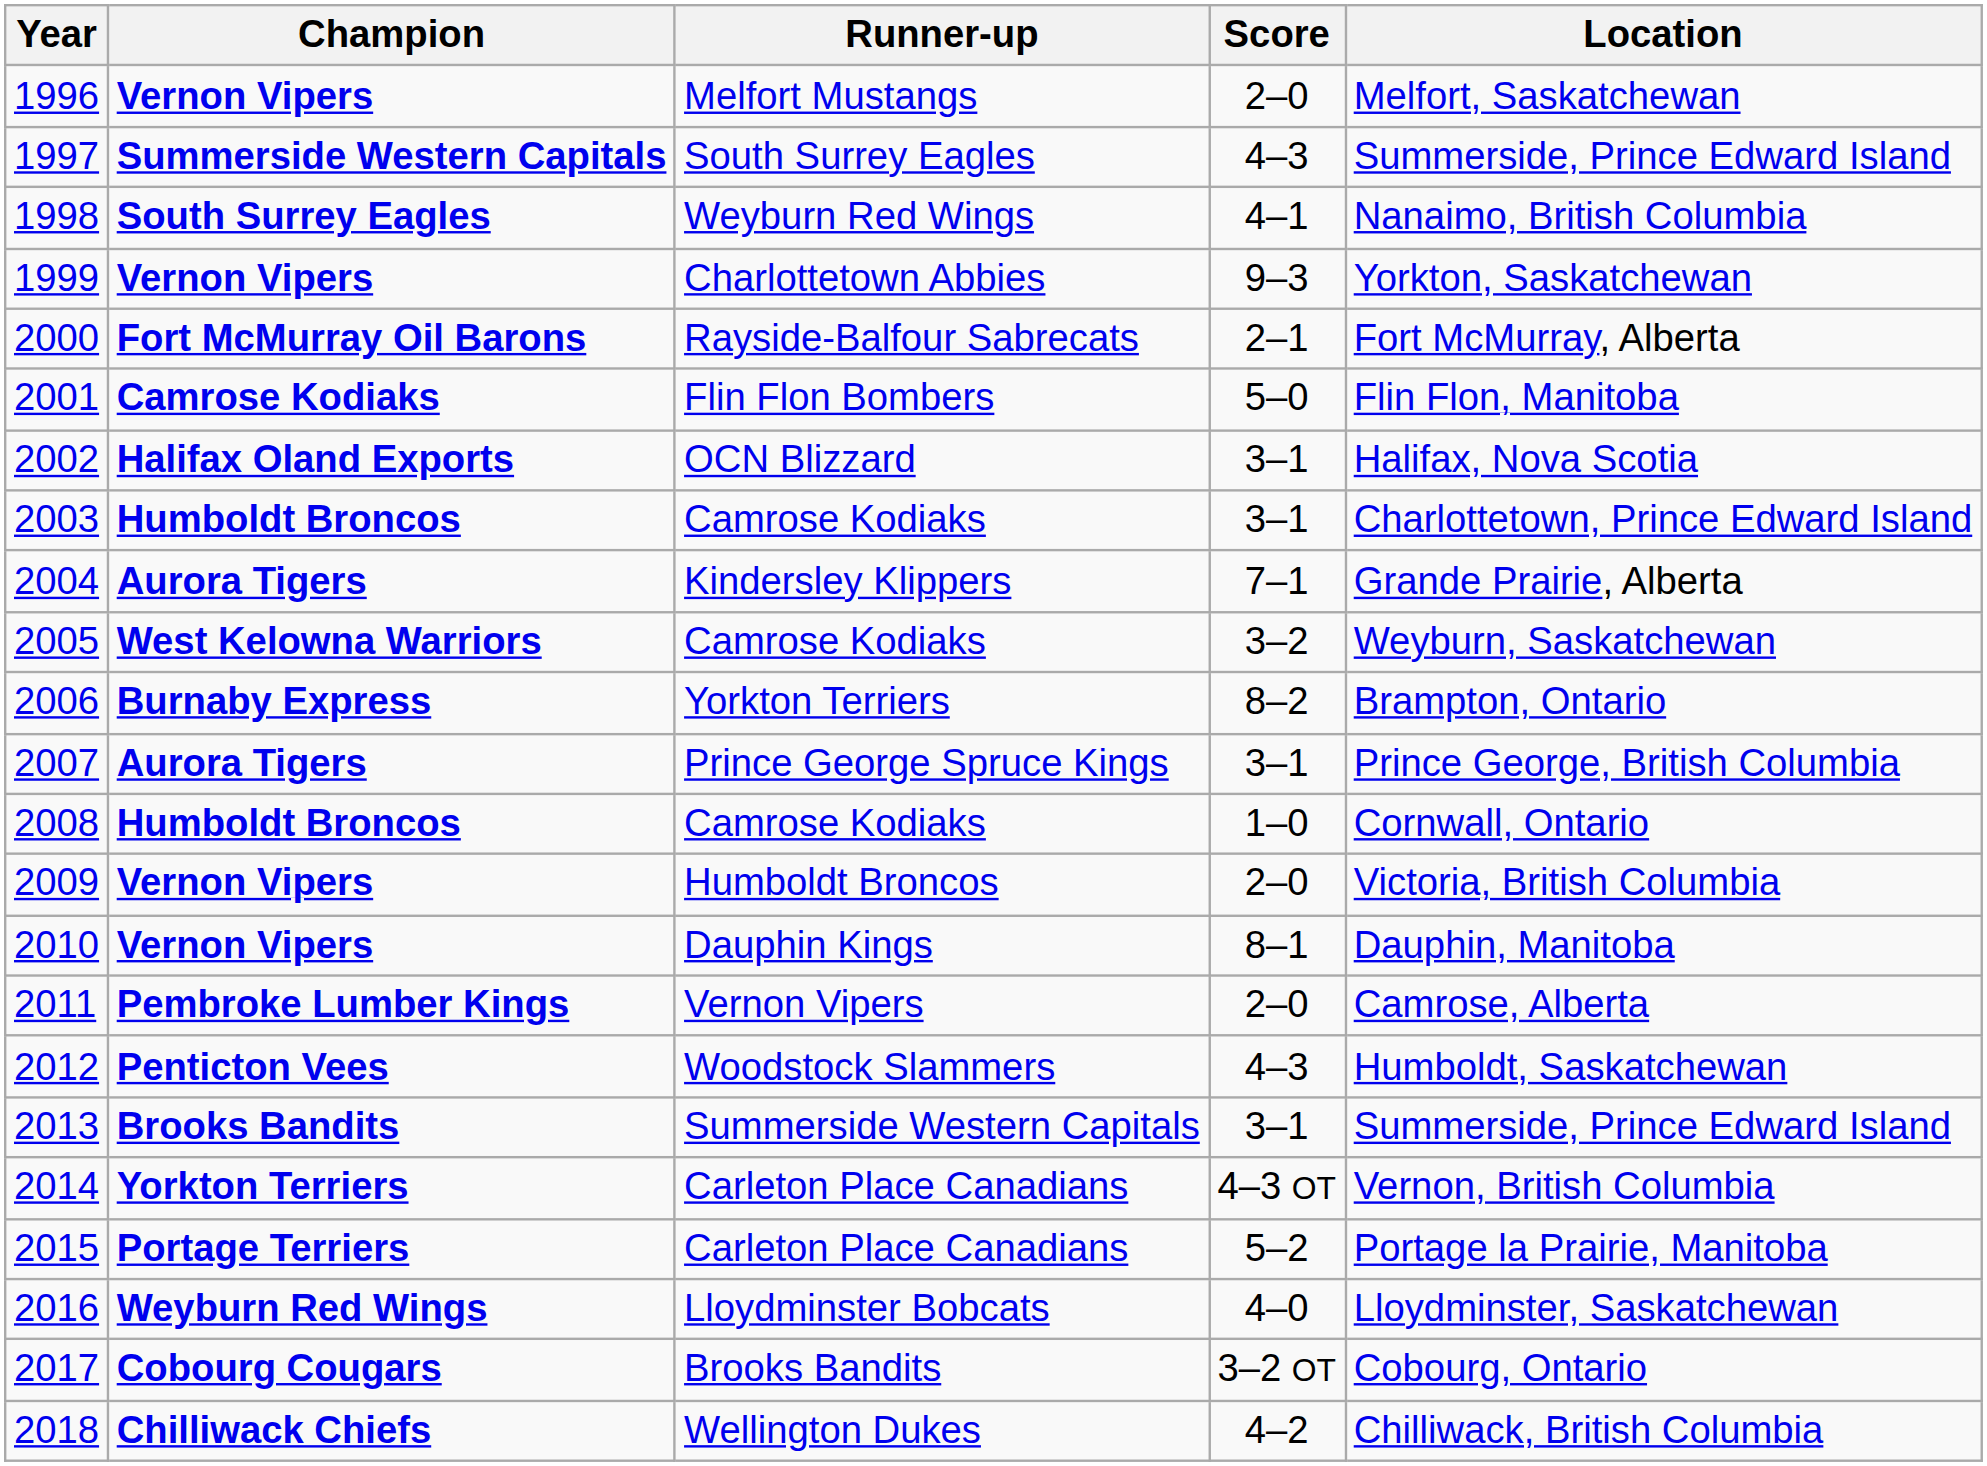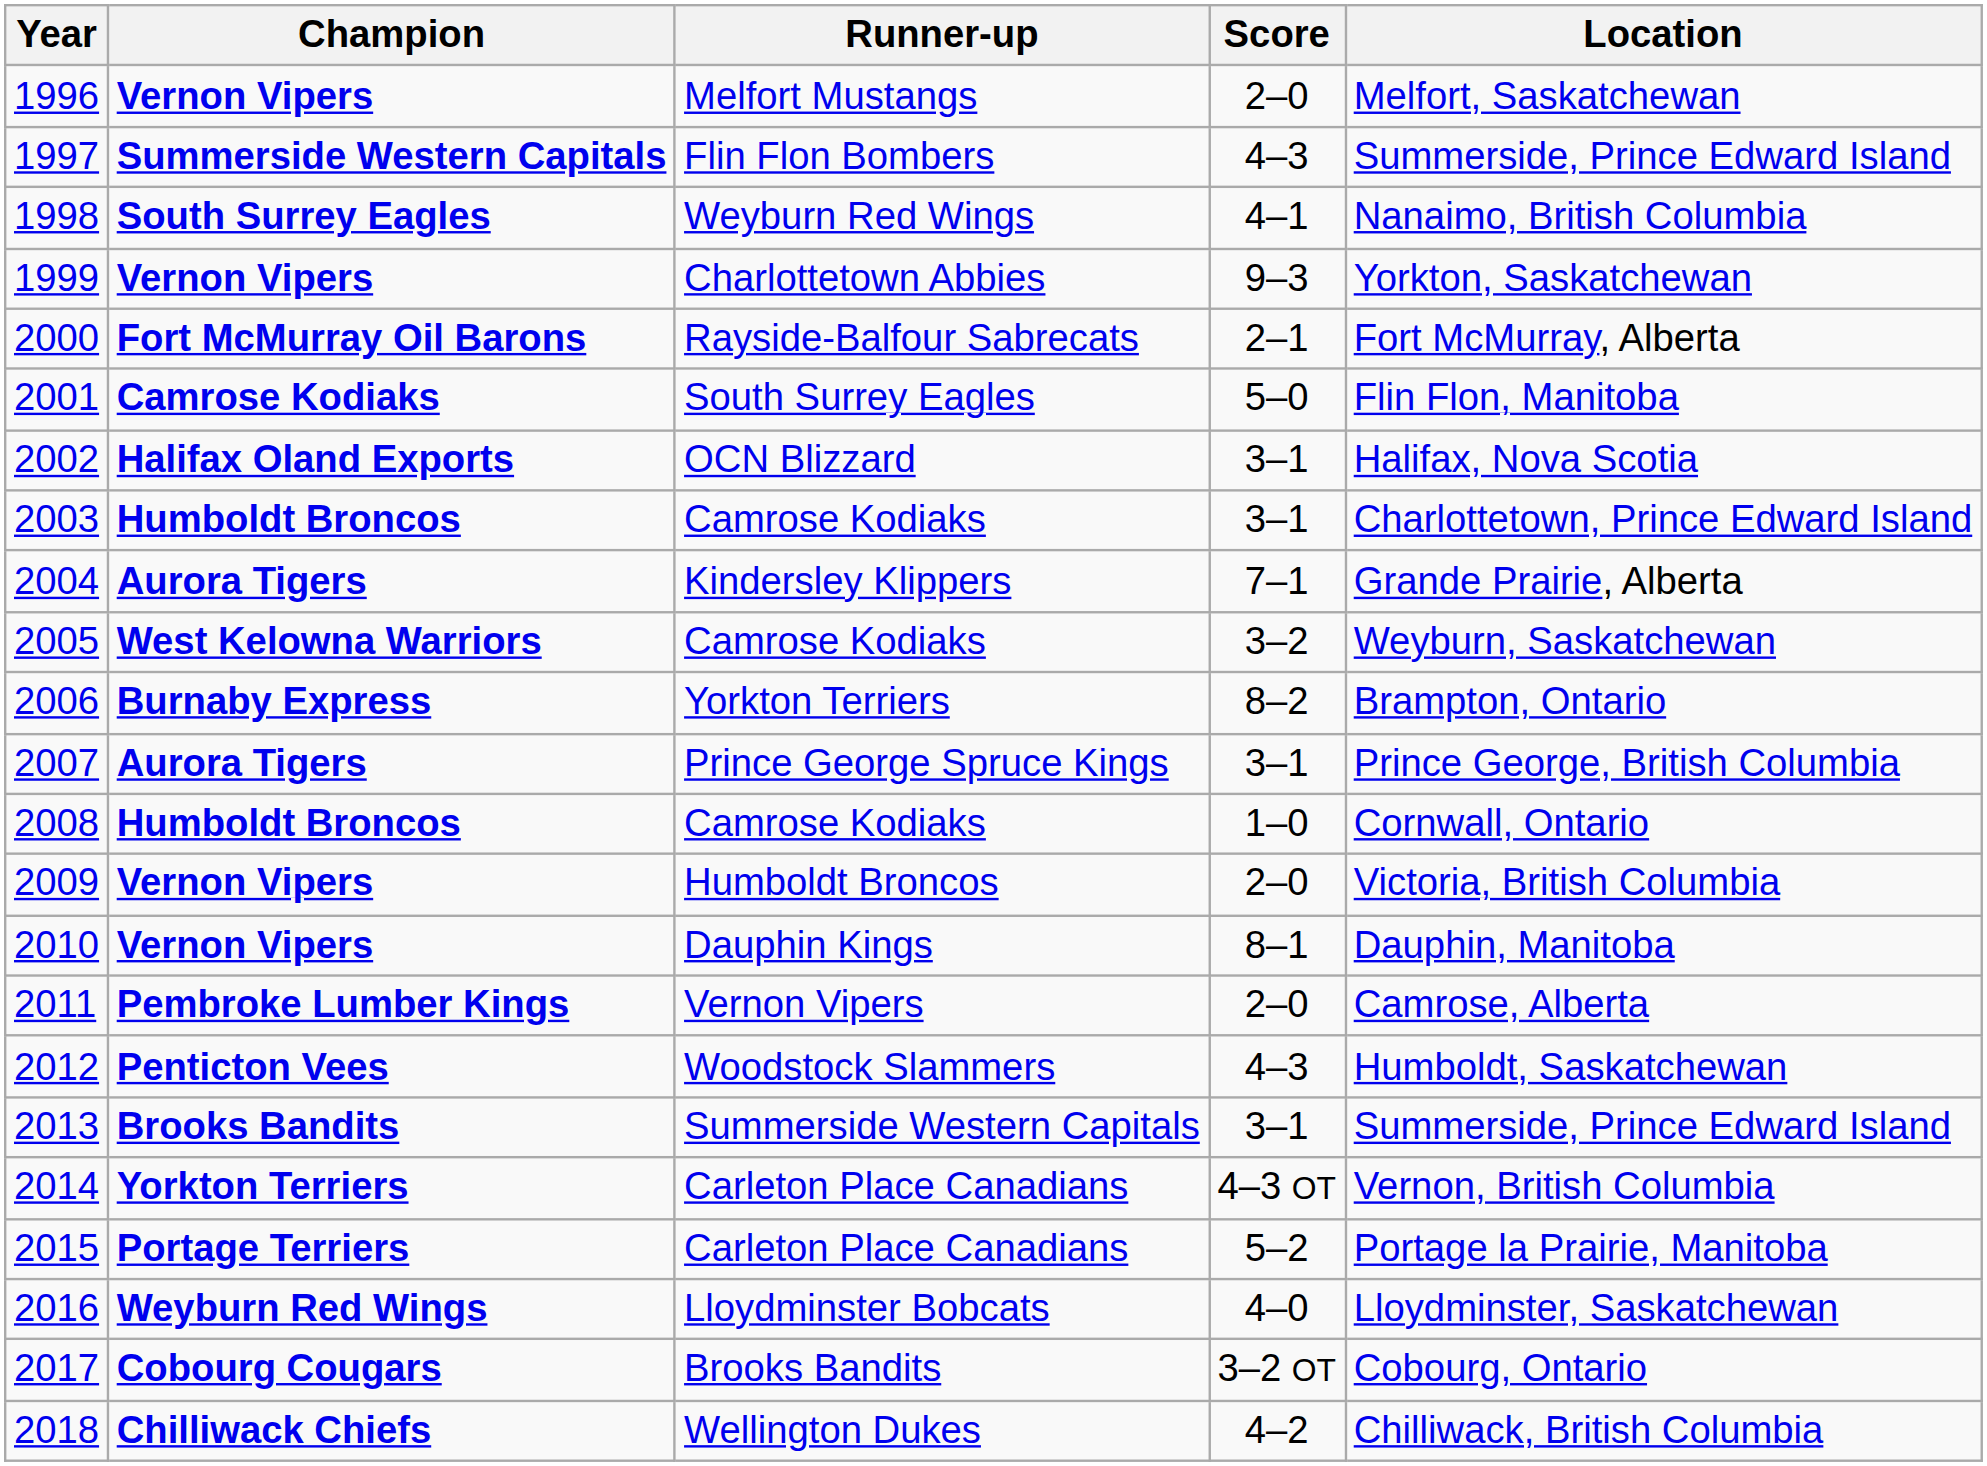(859, 156) South Surrey Eagles -> (839, 156) Flin Flon Bombers
(839, 398) Flin Flon Bombers -> (859, 398) South Surrey Eagles
